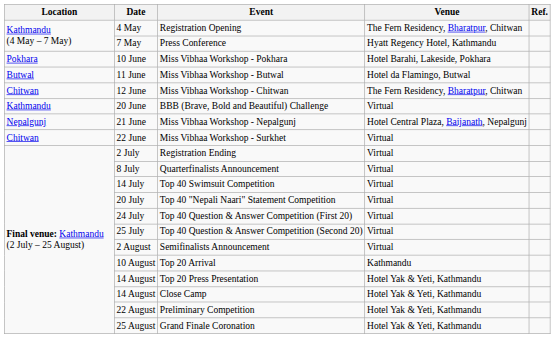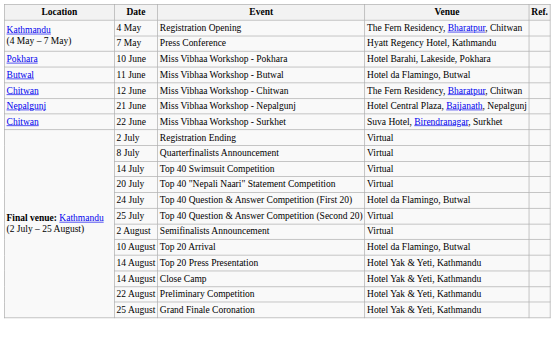- row: (244, 106)
(380, 138) Virtual -> (435, 122) Suva Hotel, Birendranagar, Surkhet
(380, 216) Virtual -> (419, 200) Hotel da Flamingo, Butwal
(389, 263) Kathmandu -> (419, 247) Hotel da Flamingo, Butwal
